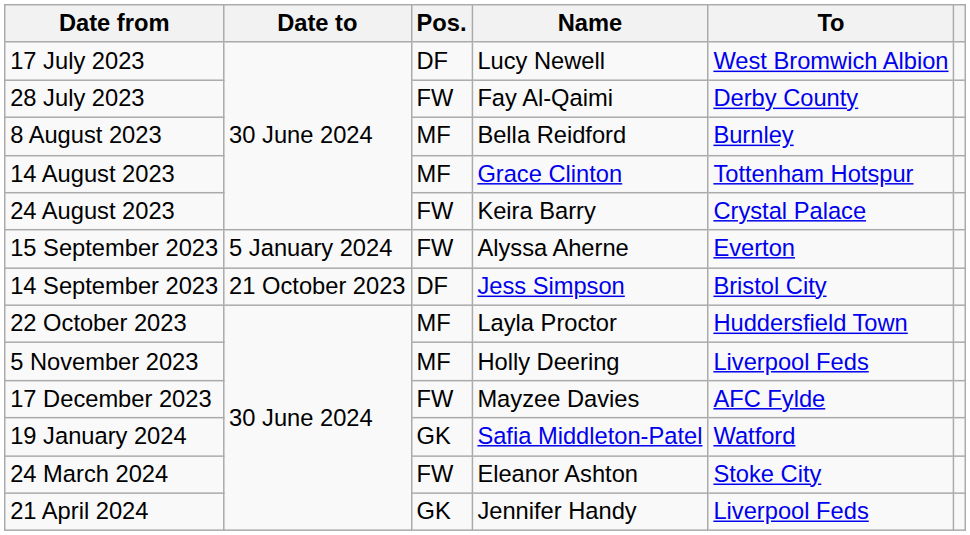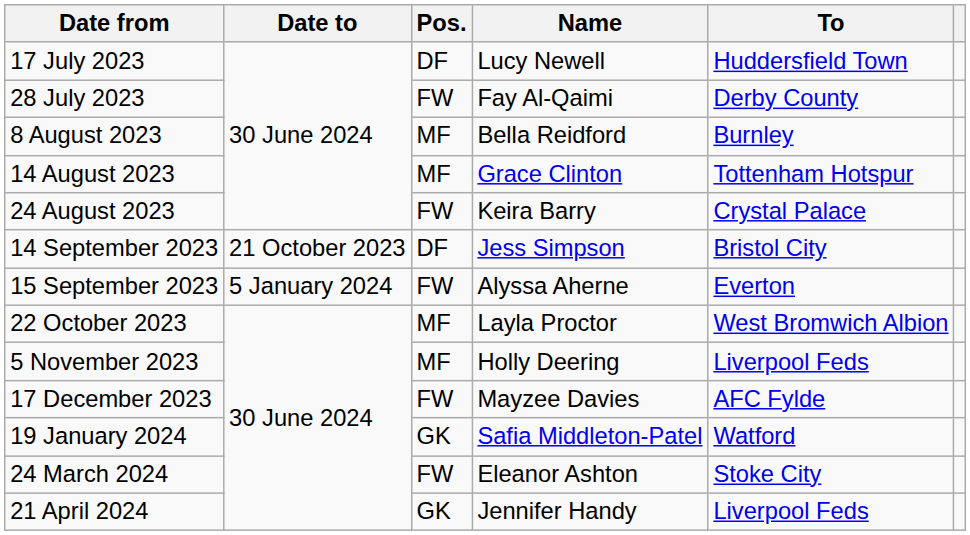(831, 60) West Bromwich Albion -> (811, 60) Huddersfield Town
rows swapped: (114, 286) <-> (114, 248)
(811, 323) Huddersfield Town -> (831, 323) West Bromwich Albion
